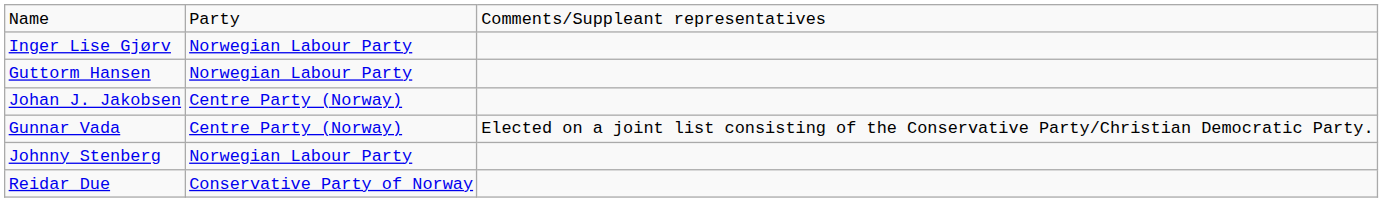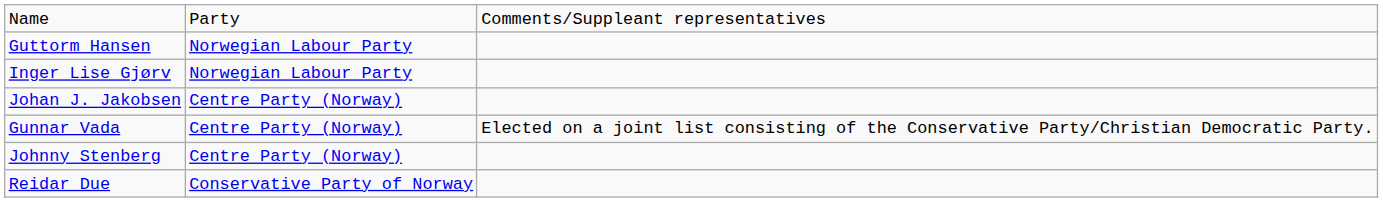rows swapped: (80, 74) <-> (90, 46)
(301, 156) Norwegian Labour Party -> (296, 156) Centre Party (Norway)
